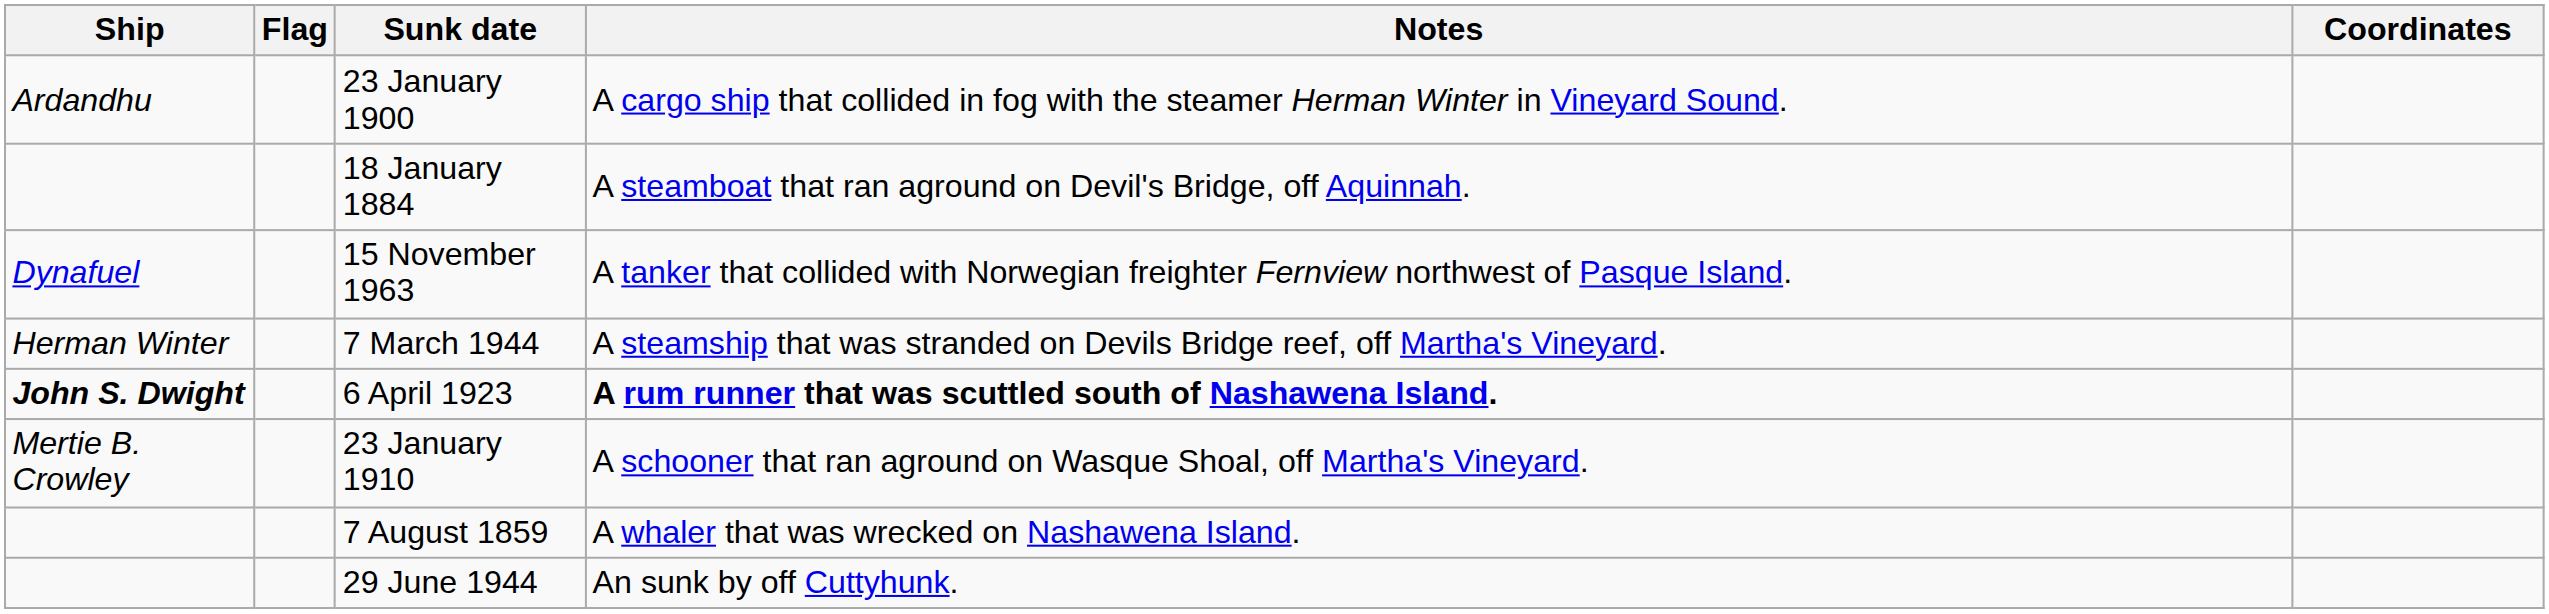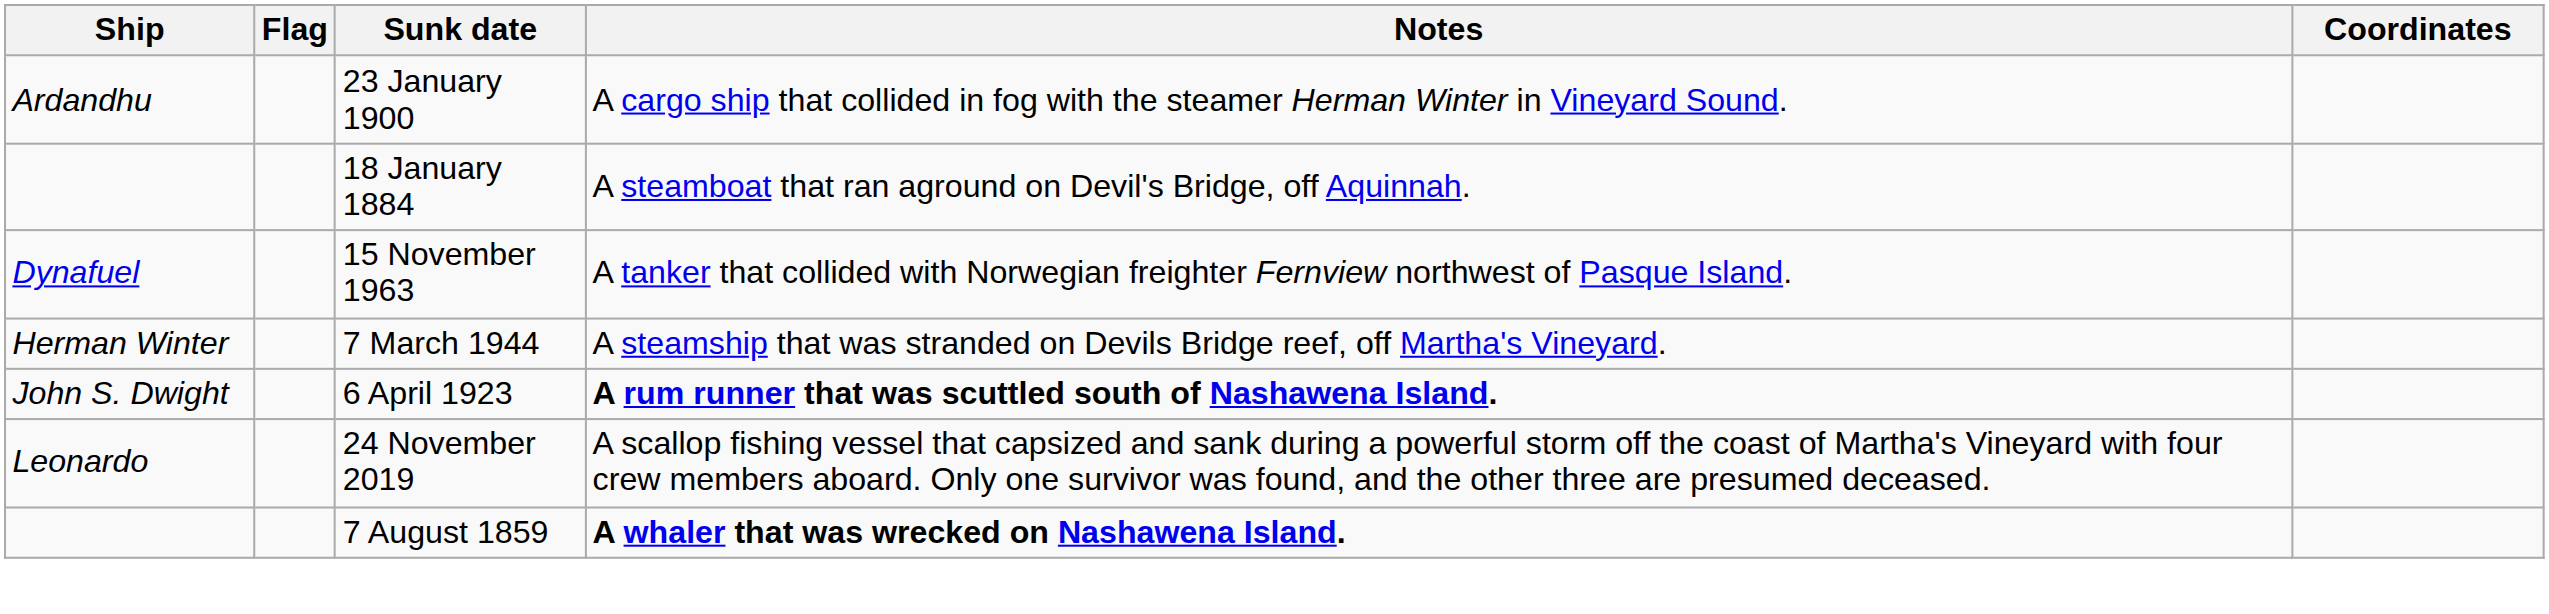(129, 393) bold -> (121, 393) normal
+ row: (439, 462)
- row: (422, 462)
(947, 531) normal -> (969, 531) bold
- row: (440, 582)
